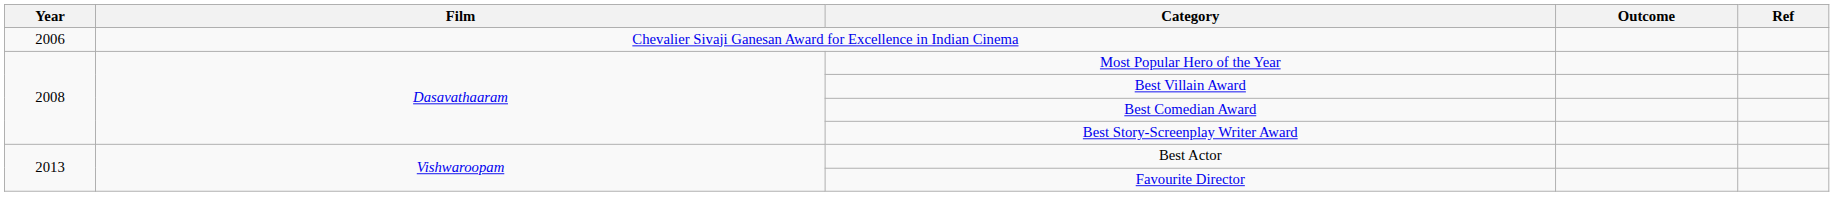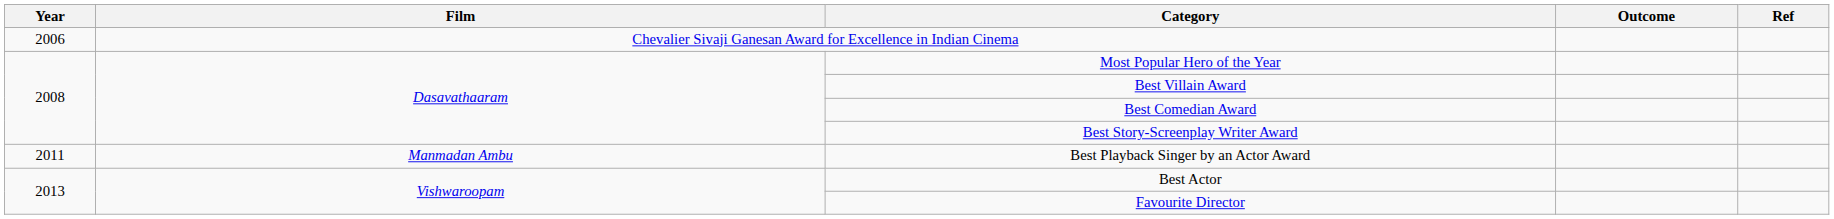+ row: (1190, 156)
